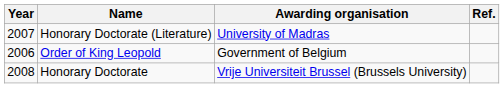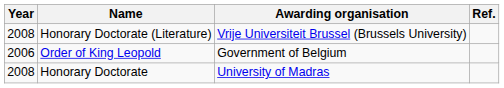(21, 33) 2007 -> (21, 33) 2008
(273, 33) University of Madras -> (342, 33) Vrije Universiteit Brussel (Brussels University)
(342, 72) Vrije Universiteit Brussel (Brussels University) -> (273, 72) University of Madras
